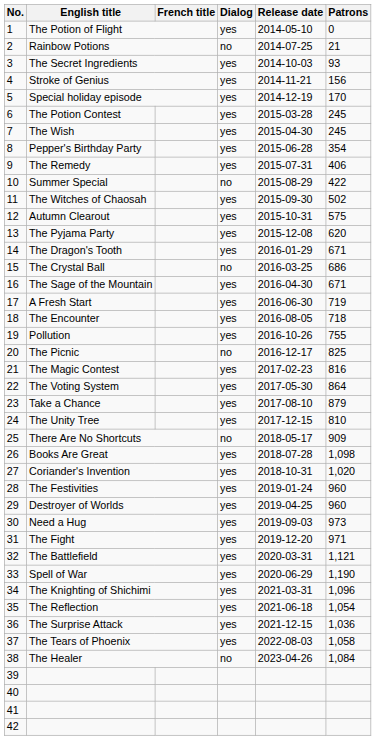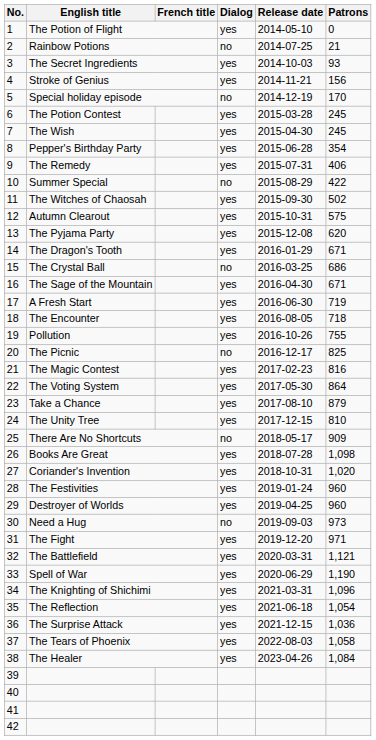(228, 98) yes -> (226, 98) no
(228, 523) yes -> (226, 523) no
(226, 659) no -> (228, 659) yes
